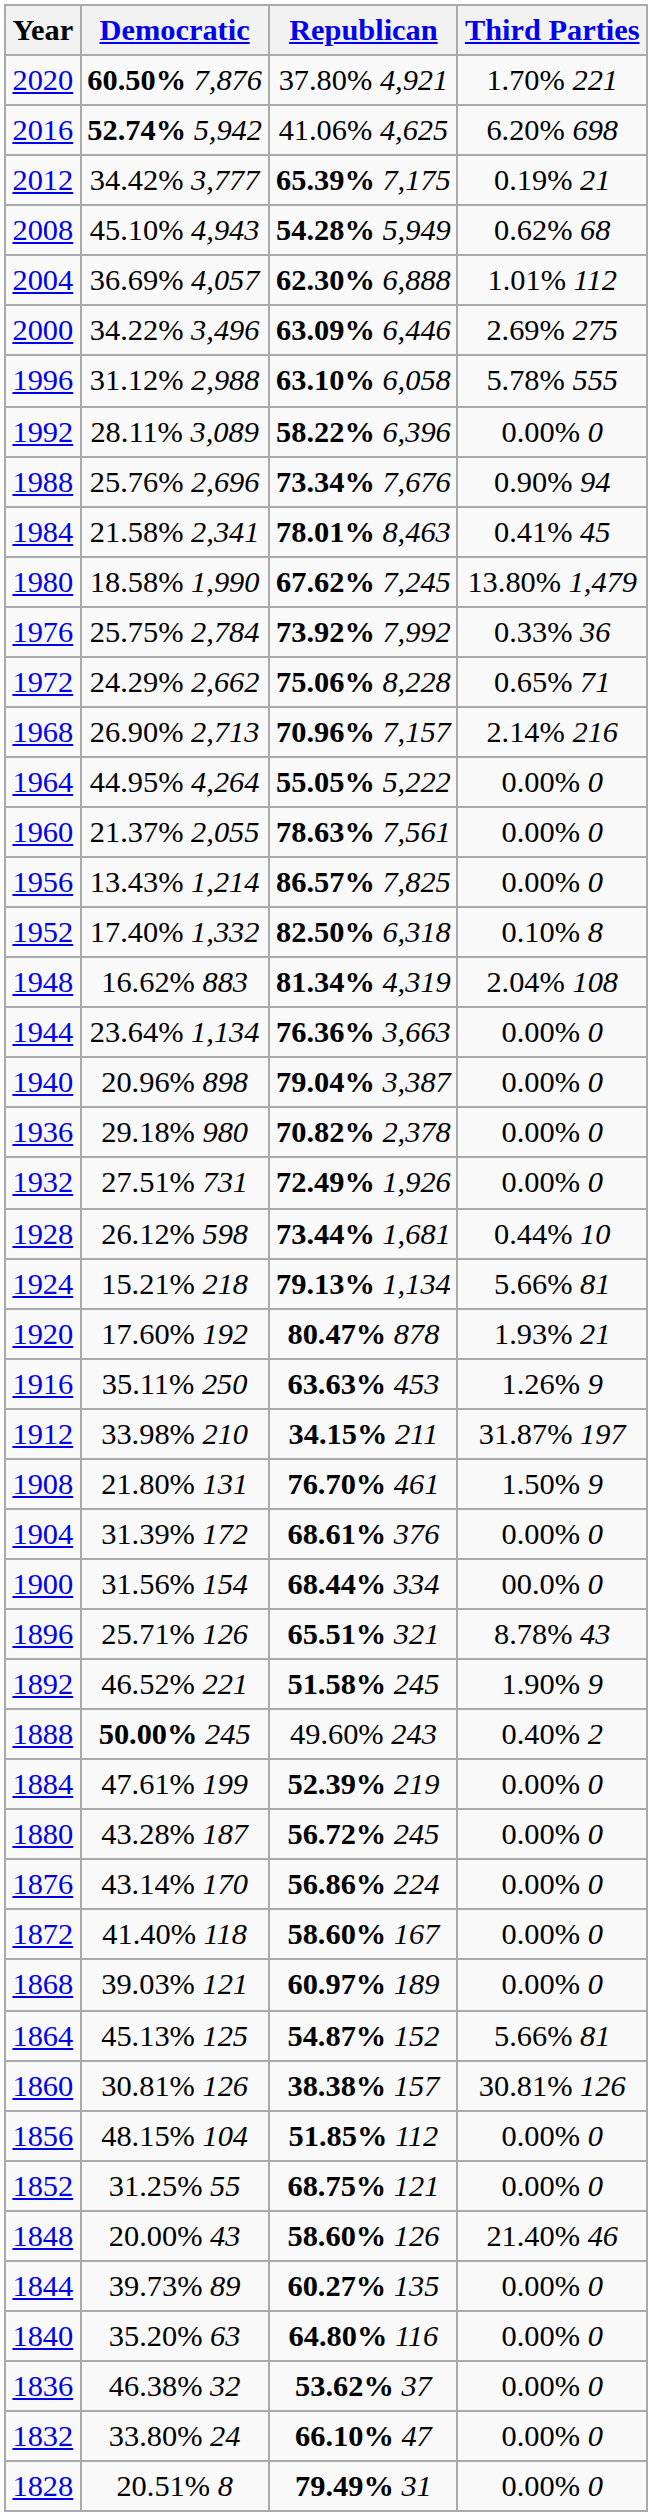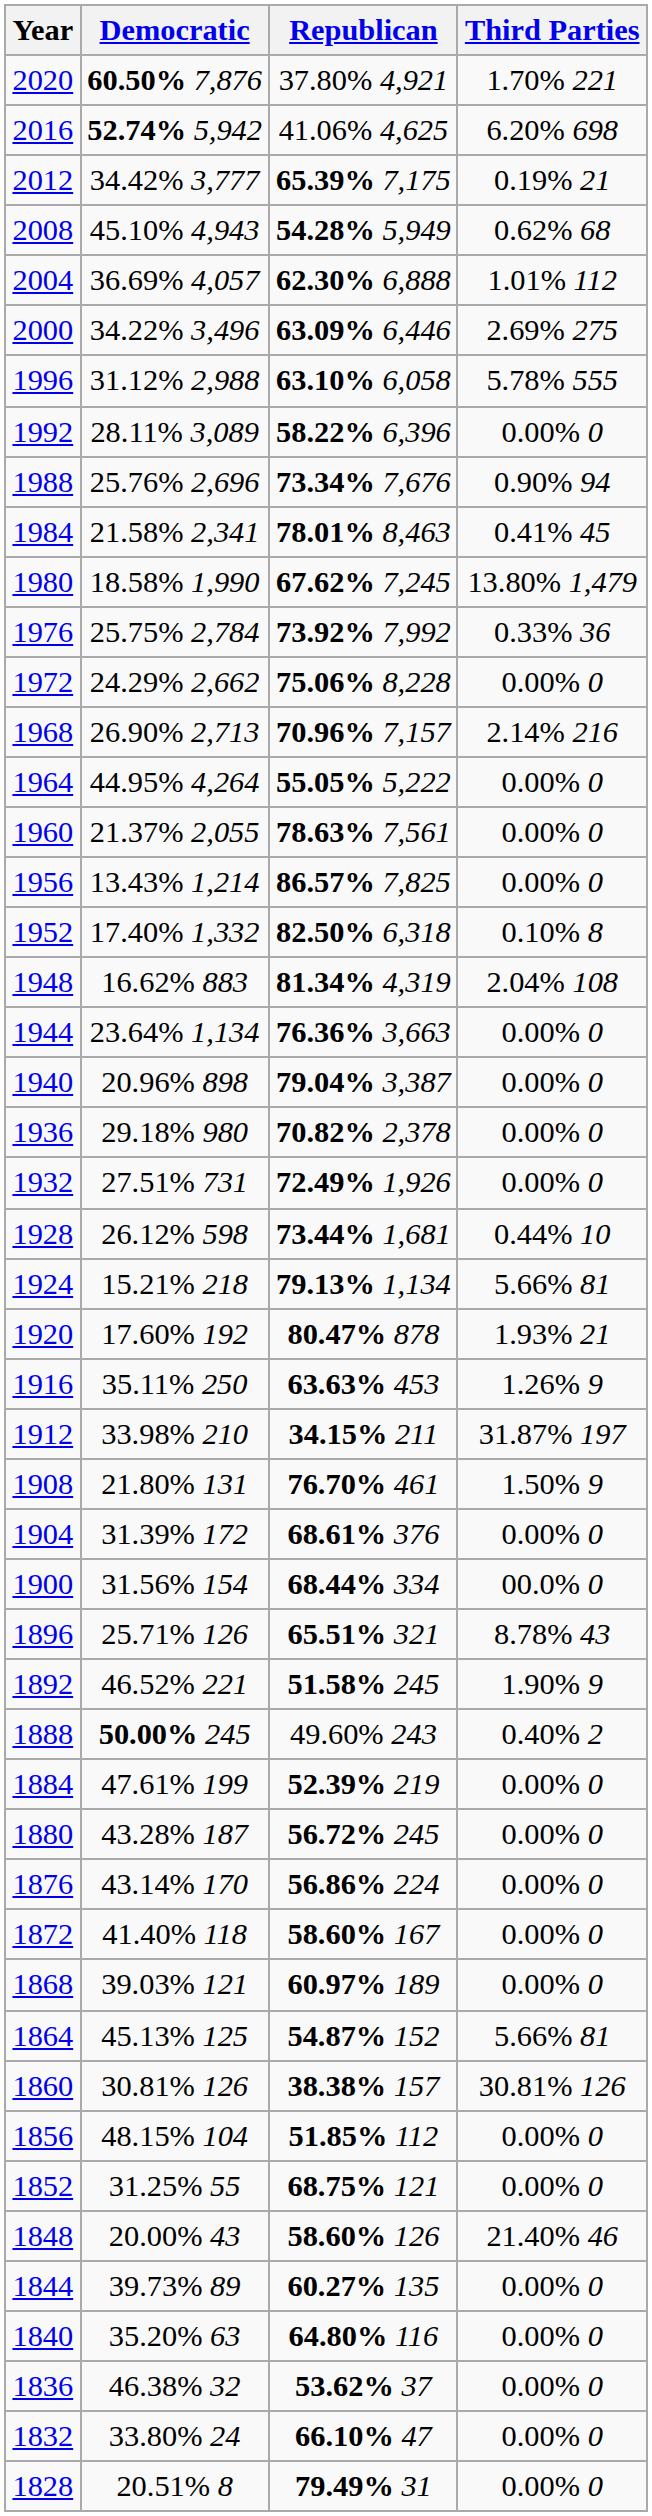(552, 681) 0.65% 71 -> (552, 681) 0.00% 0
